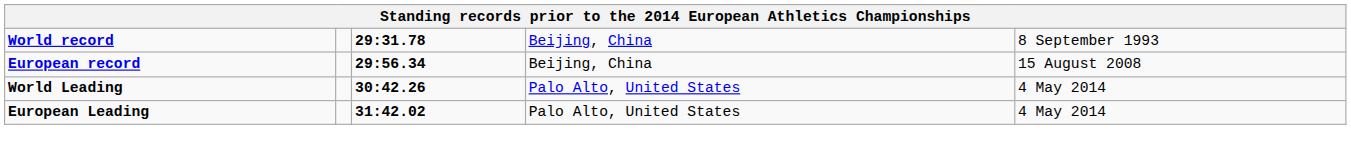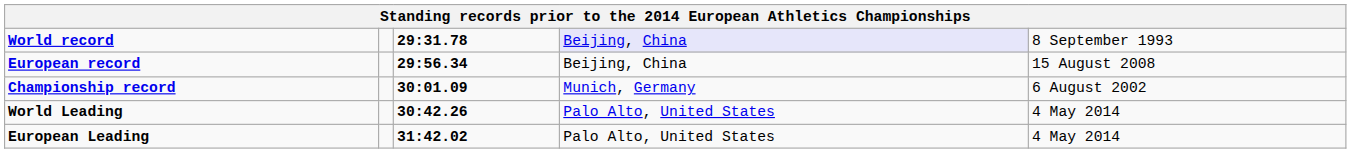(590, 40) no background -> (625, 40) lavender background
+ row: (92, 88)
